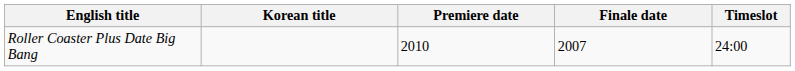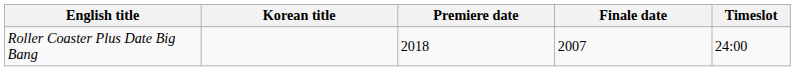(415, 46) 2010 -> (415, 46) 2018
